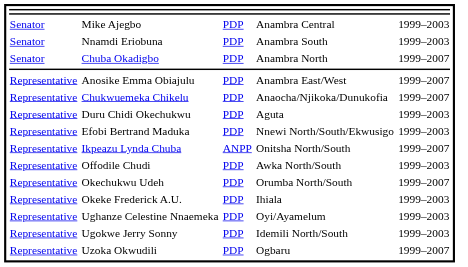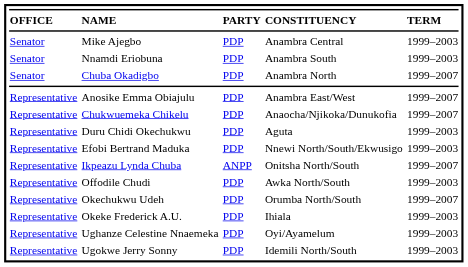+ row: (99, 20)
- row: (119, 250)
